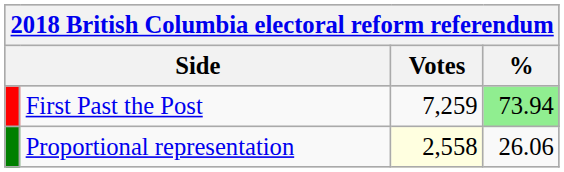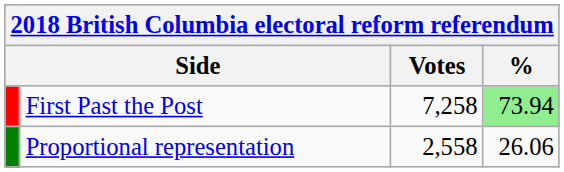(450, 106) 7,259 -> (450, 106) 7,258
(450, 146) lightyellow background -> (450, 146) no background
